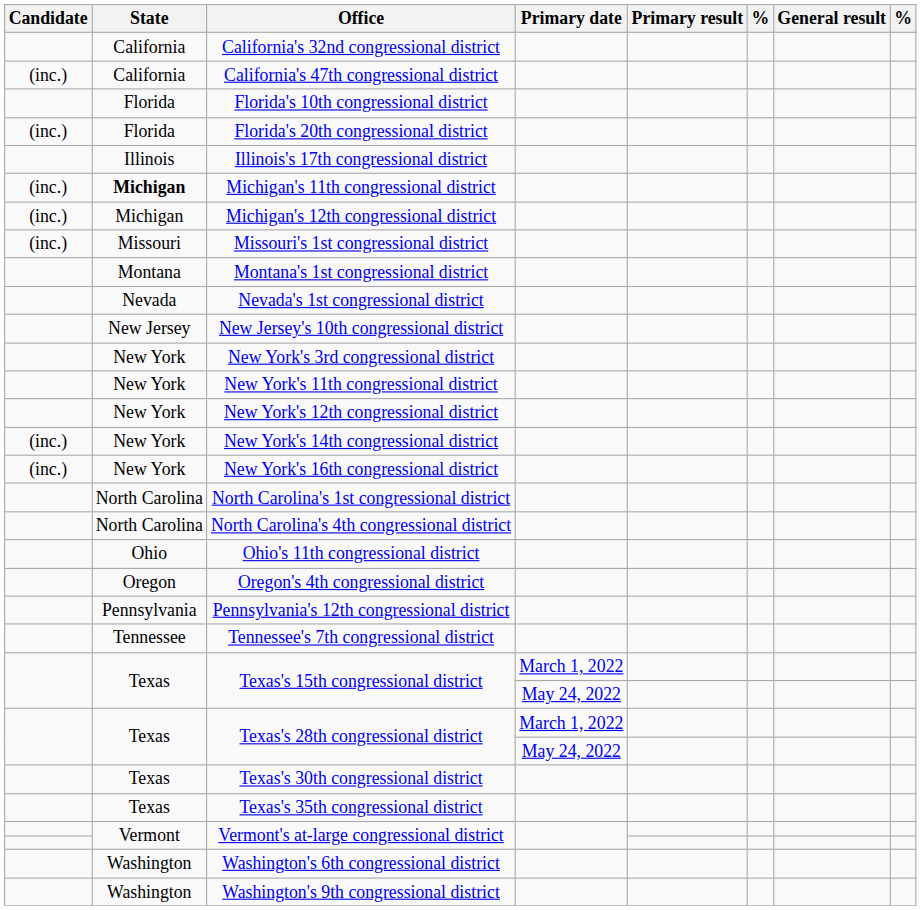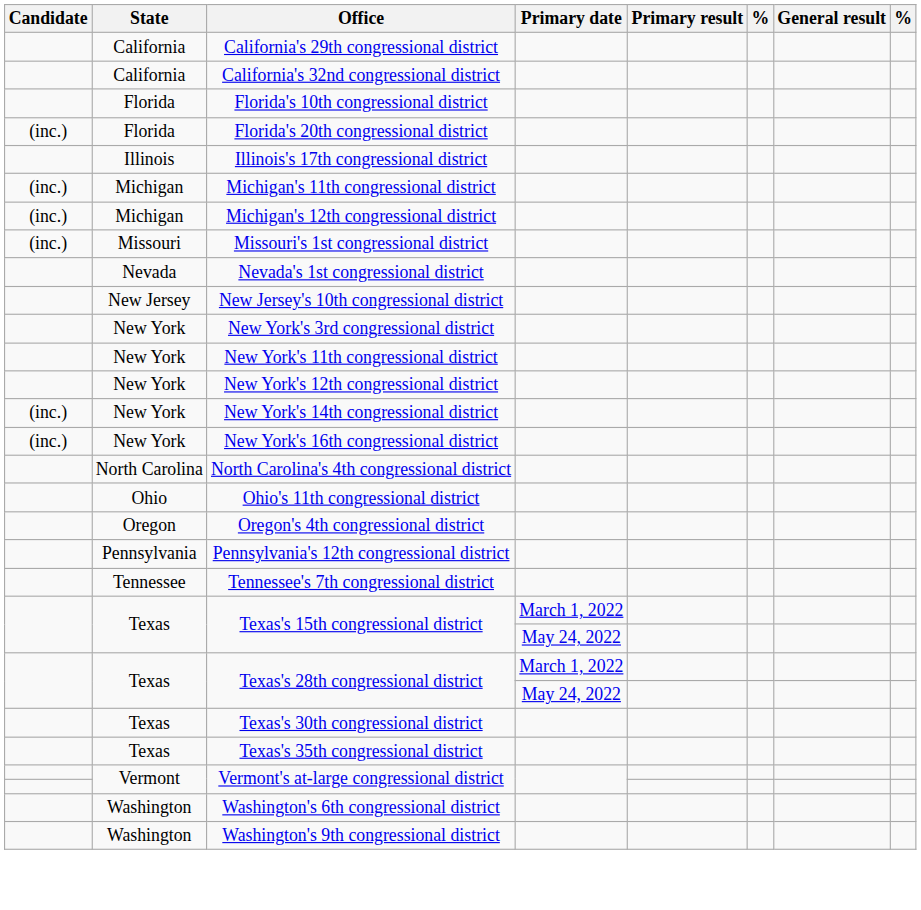+ row: (361, 46)
- row: (361, 74)
(149, 187) bold -> (149, 187) normal
- row: (361, 272)
- row: (361, 497)
